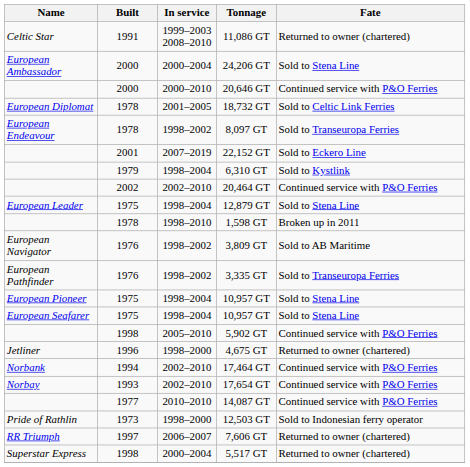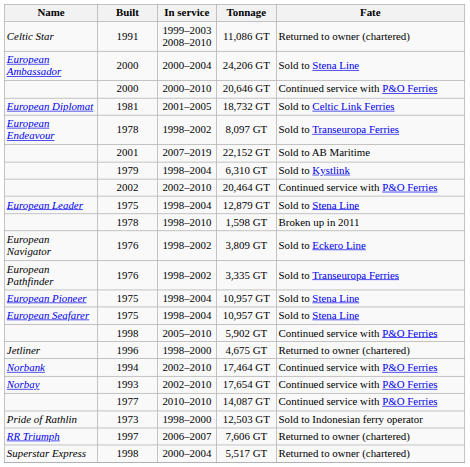(127, 106) 1978 -> (127, 106) 1981
(322, 153) Sold to Eckero Line -> (324, 153) Sold to AB Maritime
(324, 245) Sold to AB Maritime -> (322, 245) Sold to Eckero Line
